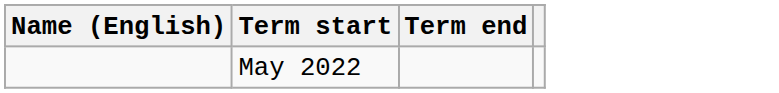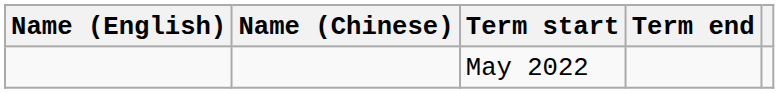+ column: (346, 26)
